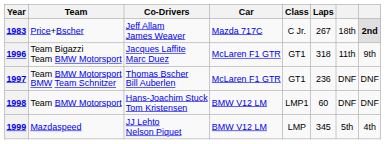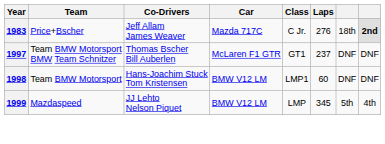(323, 31) 267 -> (323, 31) 276
- row: (16, 55)
(323, 79) 236 -> (323, 55) 237
